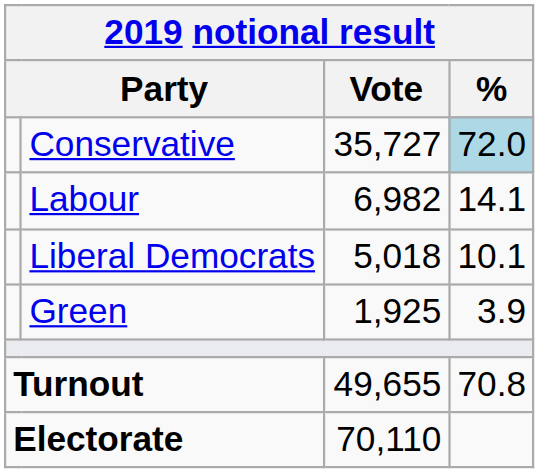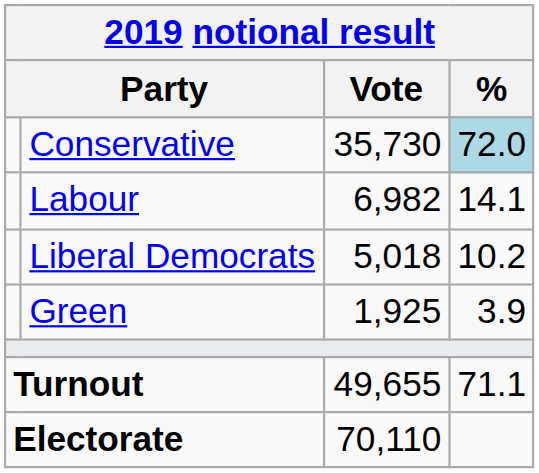(387, 144) 35,727 -> (387, 144) 35,730
(492, 255) 10.1 -> (492, 255) 10.2
(492, 383) 70.8 -> (492, 383) 71.1
